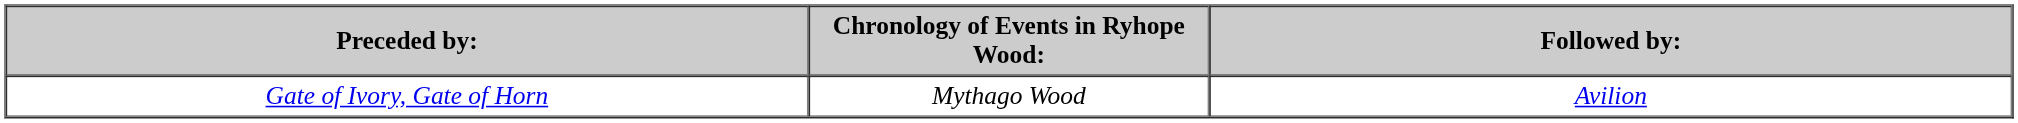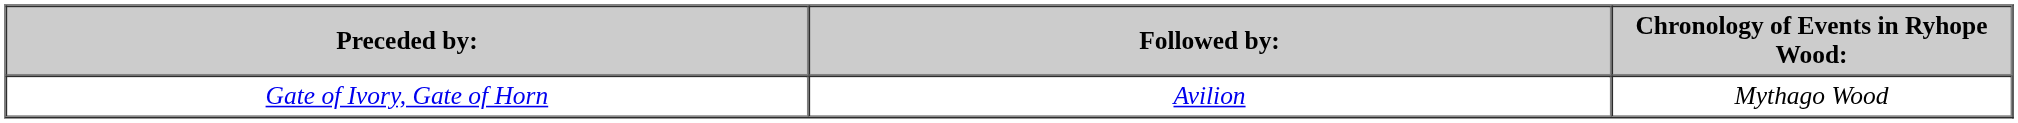columns swapped: (1009, 40) <-> (1611, 40)
